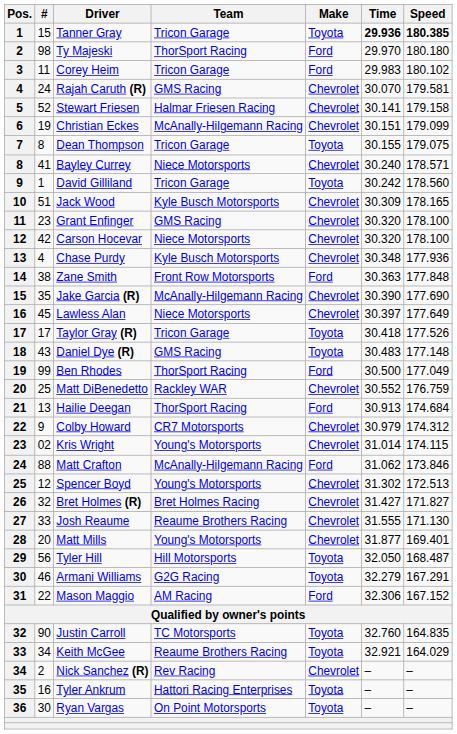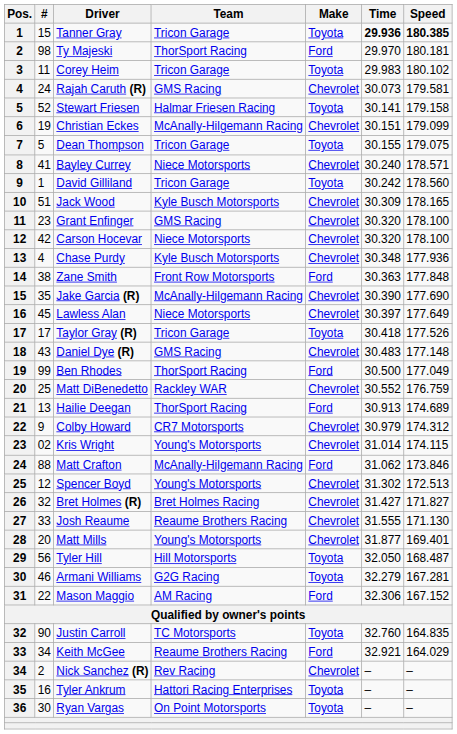(428, 51) 180.180 -> (428, 51) 180.181
(321, 70) Ford -> (326, 70) Toyota
(383, 89) 30.070 -> (383, 89) 30.073
(334, 108) Chevrolet -> (326, 108) Toyota
(41, 145) 8 -> (41, 145) 5
(326, 352) Toyota -> (334, 352) Chevrolet
(428, 408) 174.684 -> (428, 408) 174.689
(428, 577) 167.291 -> (428, 577) 167.281
(326, 652) Toyota -> (321, 652) Ford
